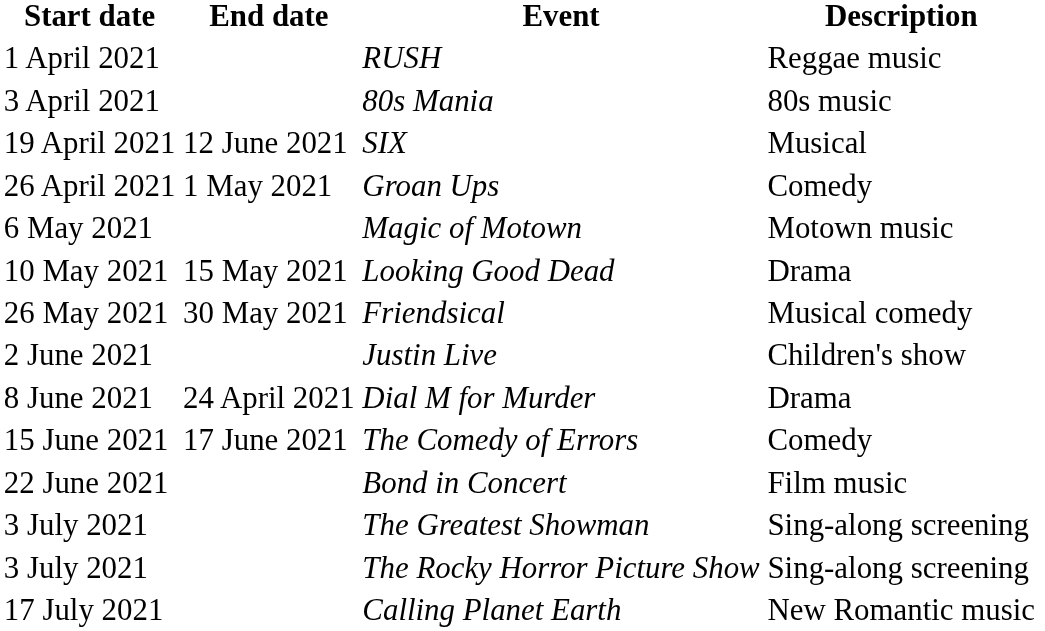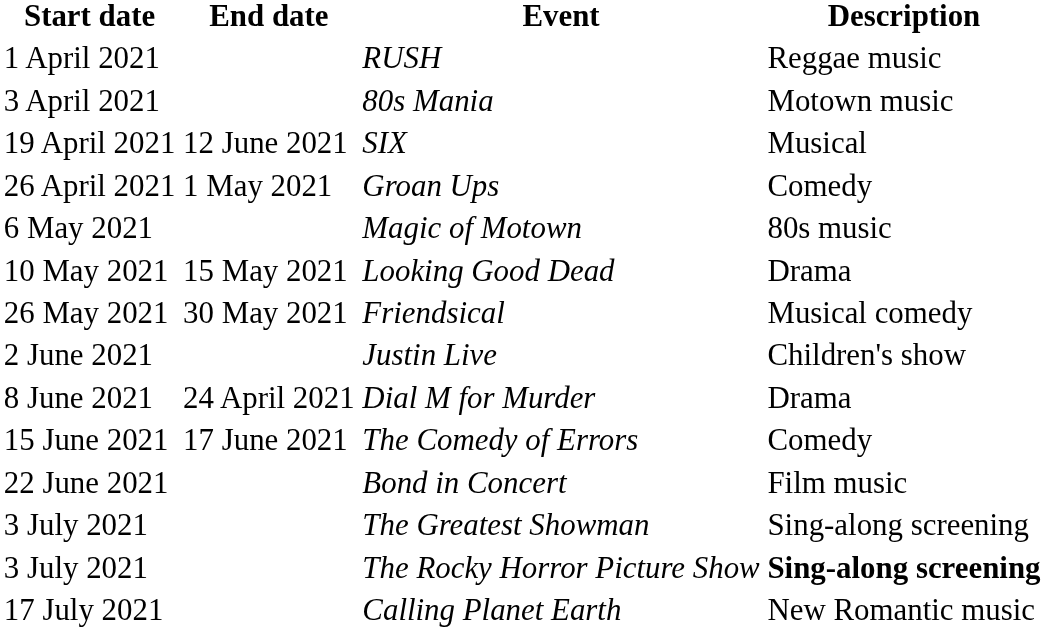(830, 100) 80s music -> (861, 100) Motown music
(861, 227) Motown music -> (830, 227) 80s music
(898, 567) normal -> (904, 567) bold
